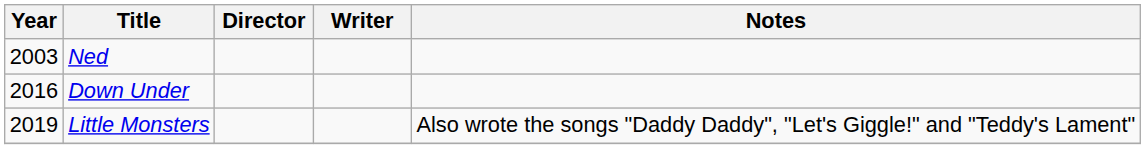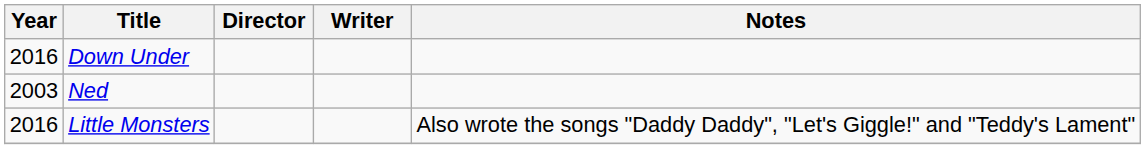rows swapped: (88, 56) <-> (129, 90)
(34, 125) 2019 -> (34, 125) 2016
